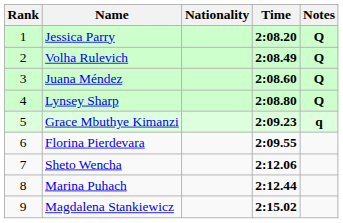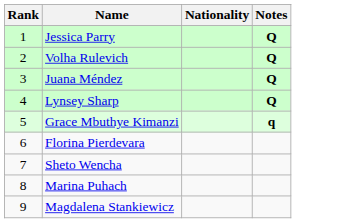- column: (276, 15)
